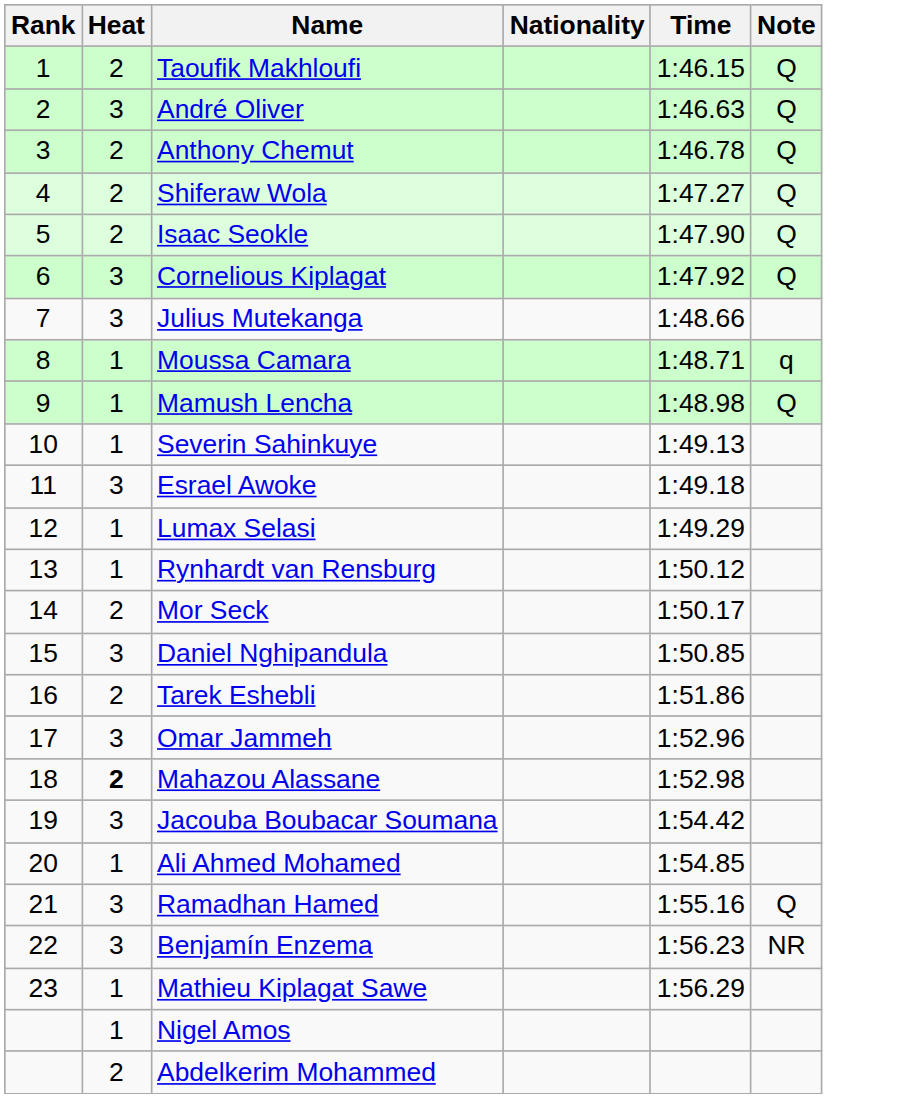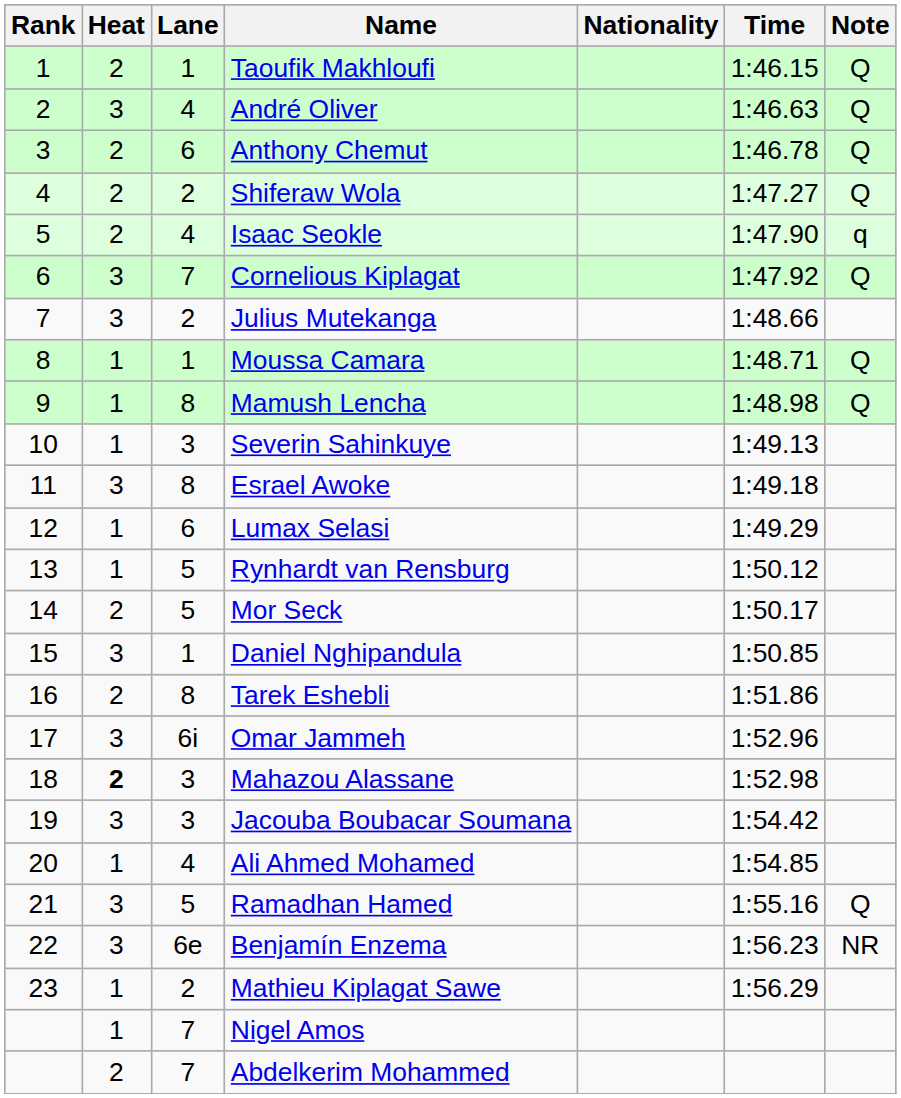+ column: (188, 25)
(786, 234) Q -> (860, 234) q
(786, 360) q -> (860, 360) Q
